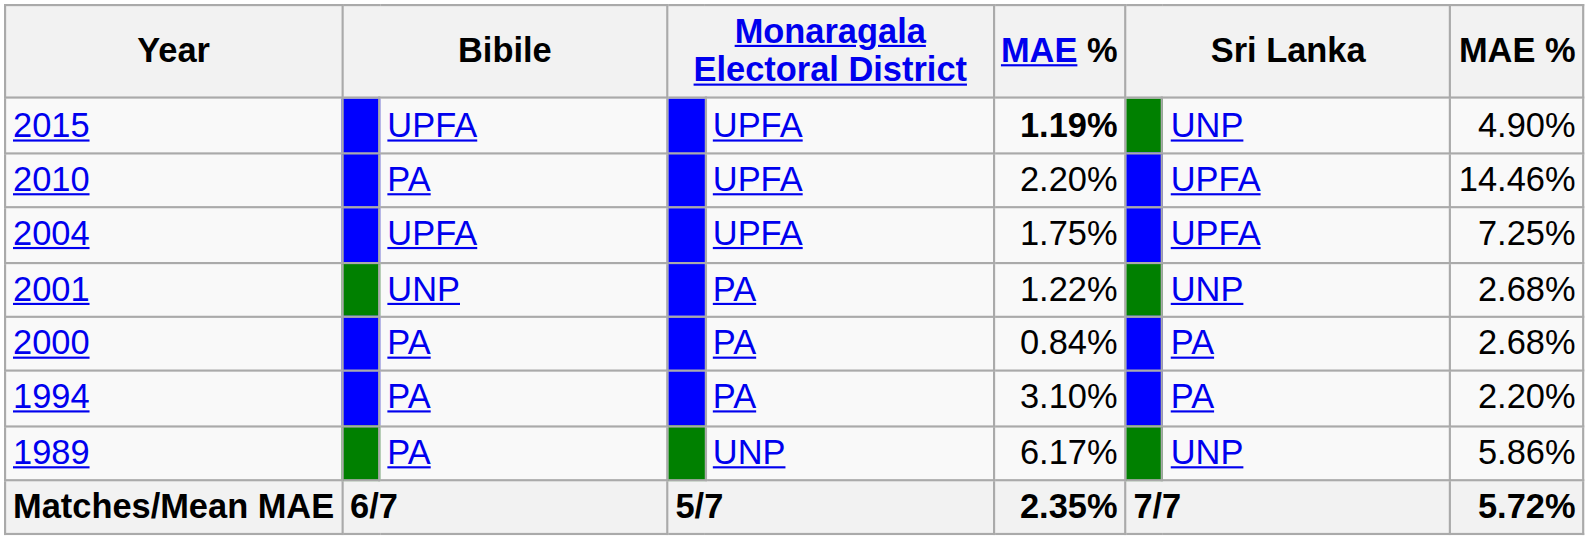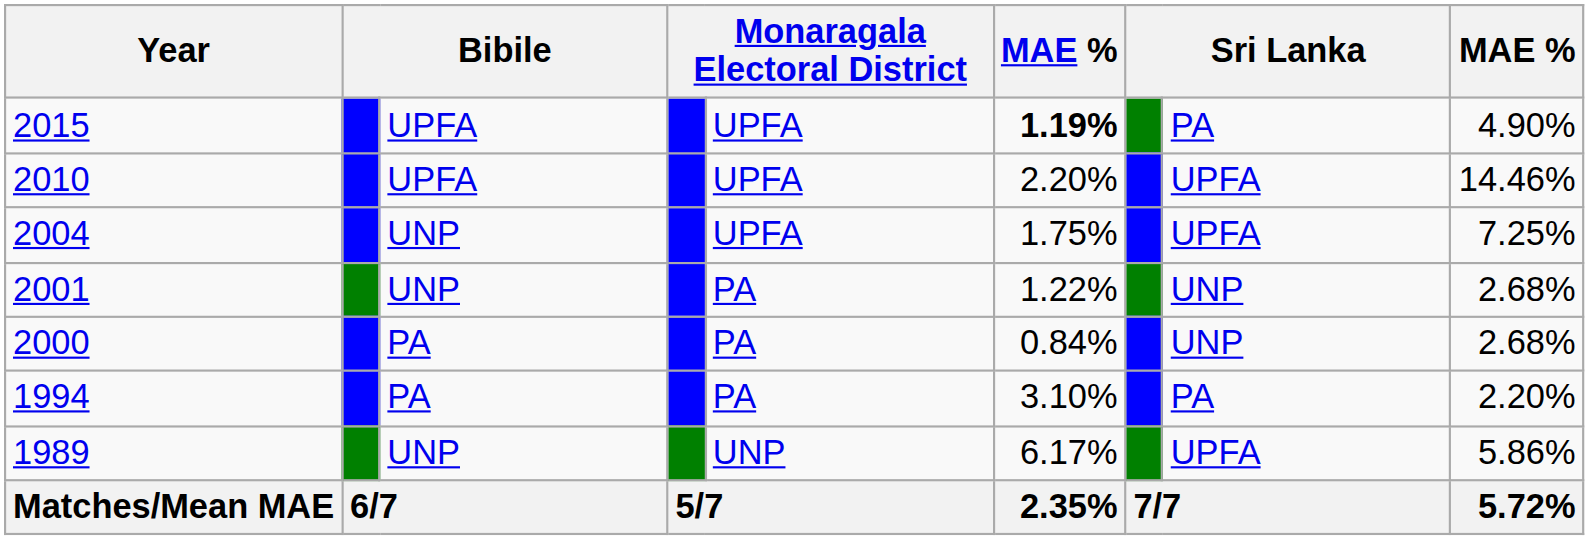(1207, 125) UNP -> (1192, 125) PA
(409, 179) PA -> (432, 179) UPFA
(432, 234) UPFA -> (424, 234) UNP
(1192, 343) PA -> (1207, 343) UNP
(409, 452) PA -> (424, 452) UNP
(1207, 452) UNP -> (1216, 452) UPFA
